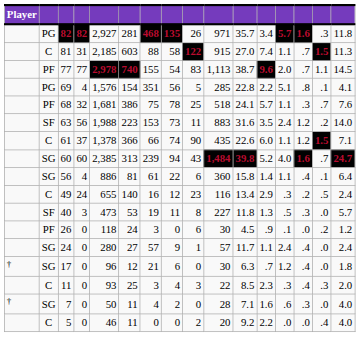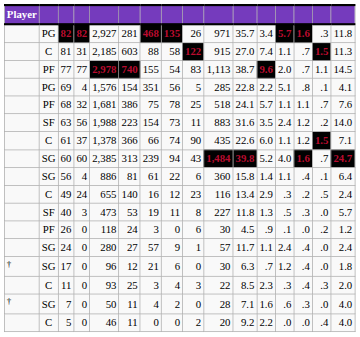(306, 105) .3 -> (303, 105) 1.1
(151, 123) 153 -> (151, 123) 154
